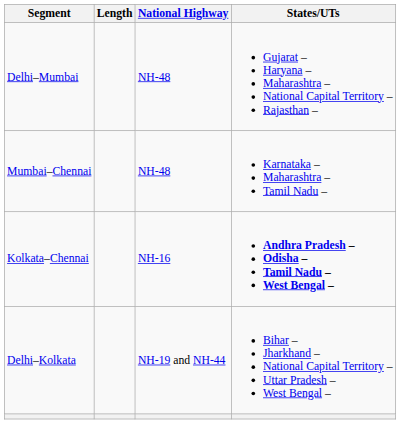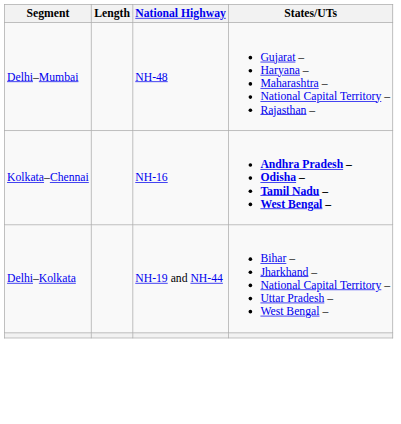- row: (49, 171)
